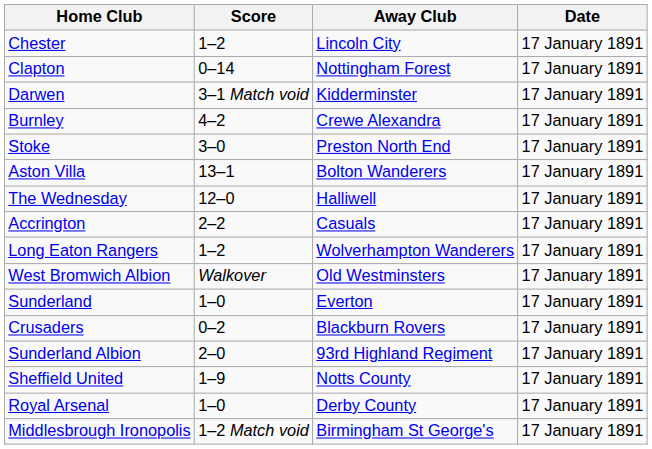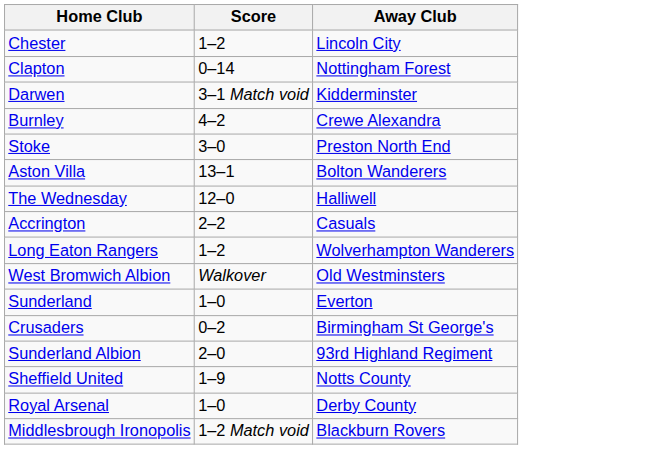- column: (582, 17)
(381, 328) Blackburn Rovers -> (405, 328) Birmingham St George's
(405, 431) Birmingham St George's -> (381, 431) Blackburn Rovers
